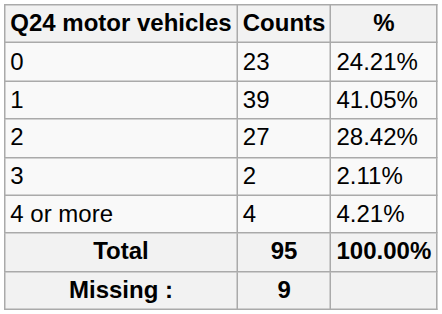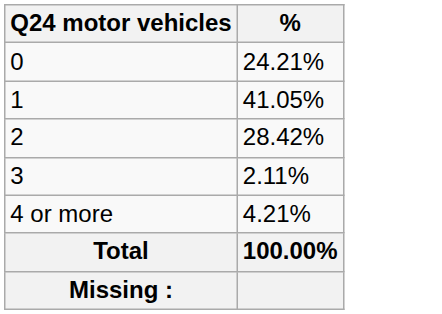- column: (284, 23)
